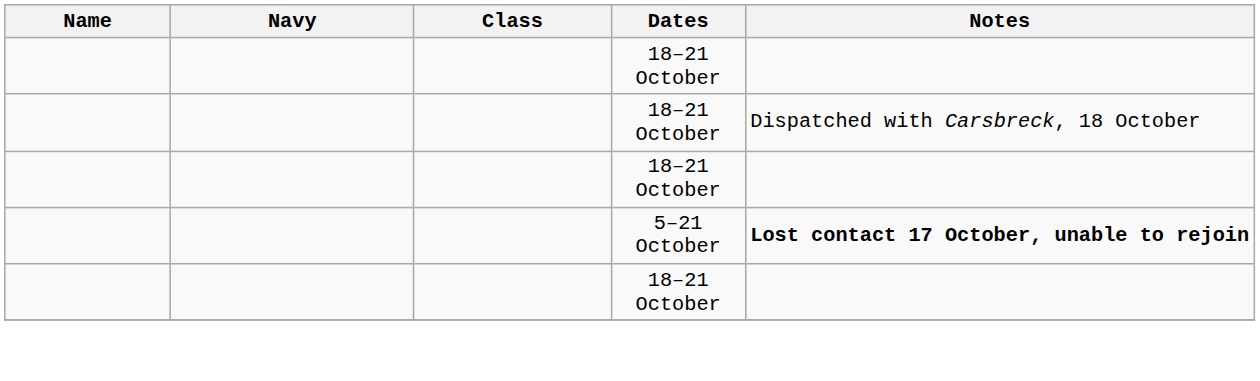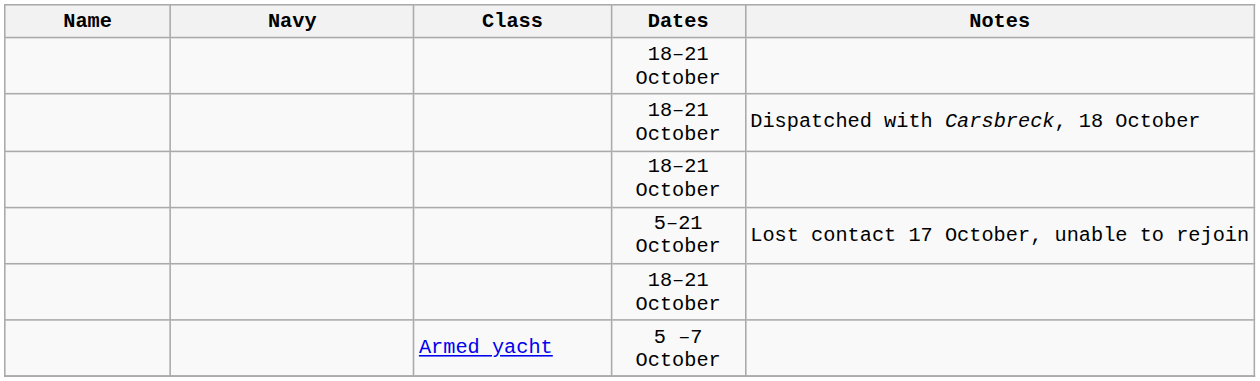(1000, 235) bold -> (1000, 235) normal
+ row: (486, 348)
